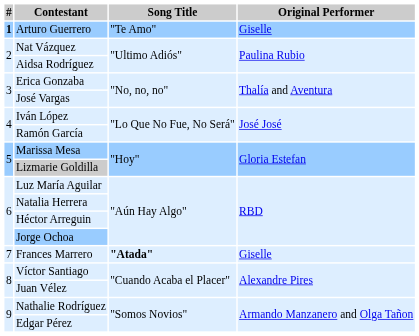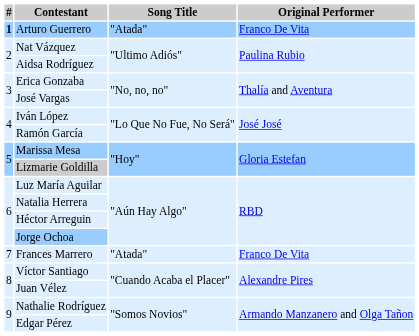(133, 29) "Te Amo" -> (129, 29) "Atada"
(255, 29) Giselle -> (274, 29) Franco De Vita
(132, 254) bold -> (129, 254) normal
(255, 254) Giselle -> (274, 254) Franco De Vita
